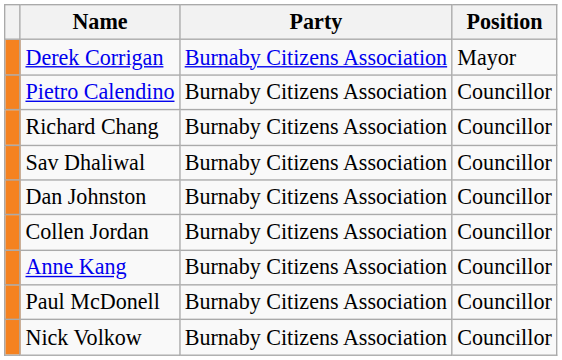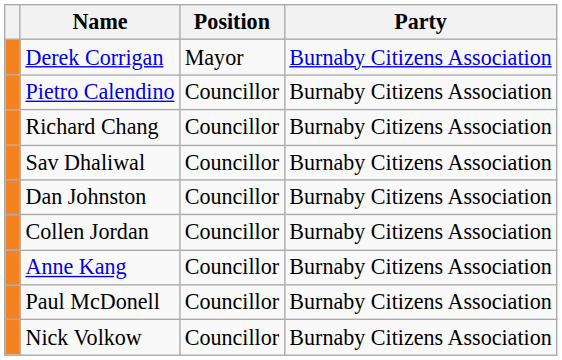columns swapped: (316, 22) <-> (505, 22)
